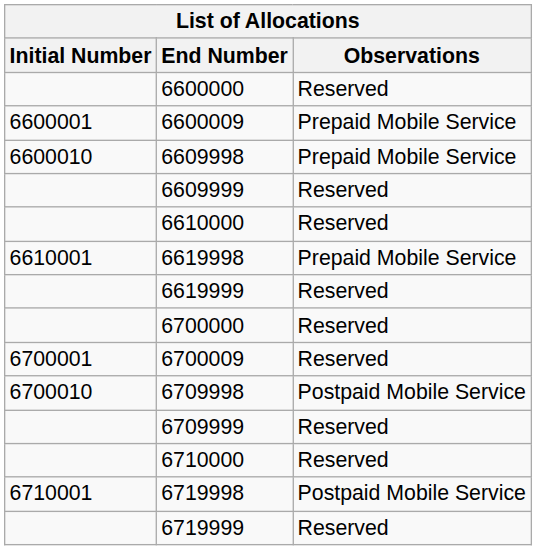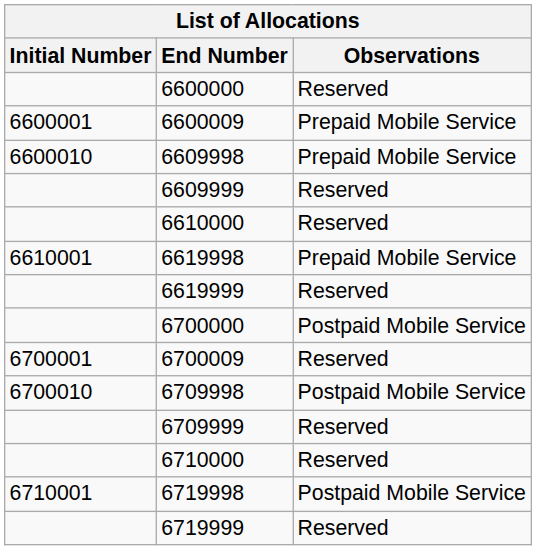(343, 325) Reserved -> (412, 325) Postpaid Mobile Service
